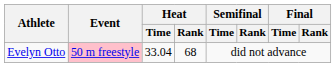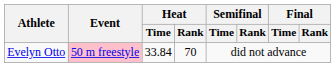(158, 53) 33.04 -> (158, 53) 33.84
(190, 53) 68 -> (190, 53) 70
